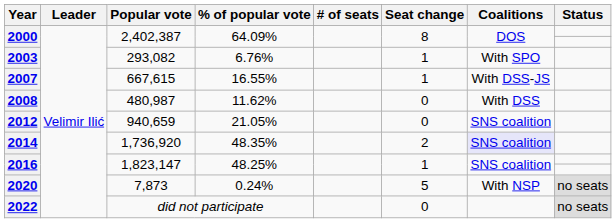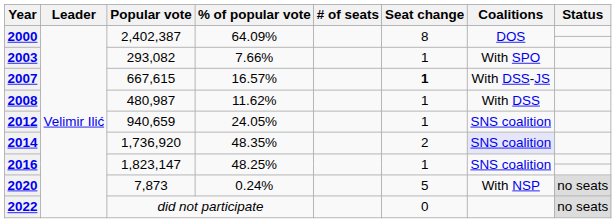(254, 57) 6.76% -> (254, 57) 7.66%
(254, 79) 16.55% -> (254, 79) 16.57%
(425, 79) normal -> (425, 79) bold
(425, 100) 0 -> (425, 100) 1
(254, 121) 21.05% -> (254, 121) 24.05%
(425, 121) 0 -> (425, 121) 1
